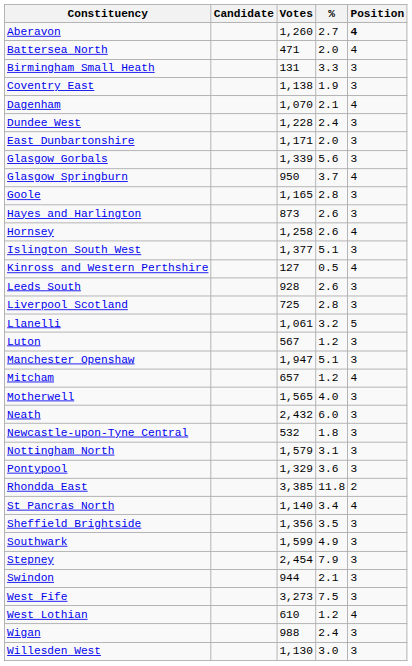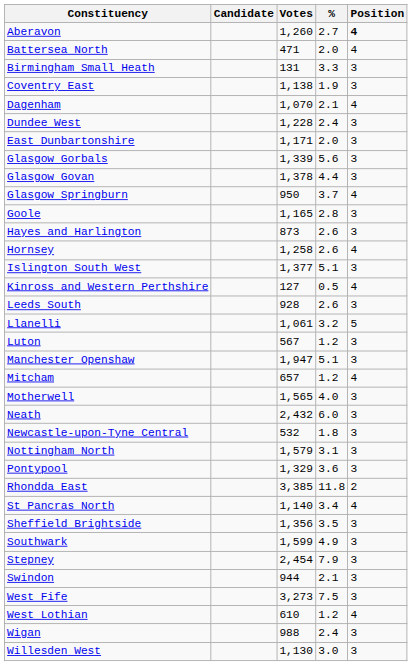+ row: (51, 178)
- row: (67, 305)
